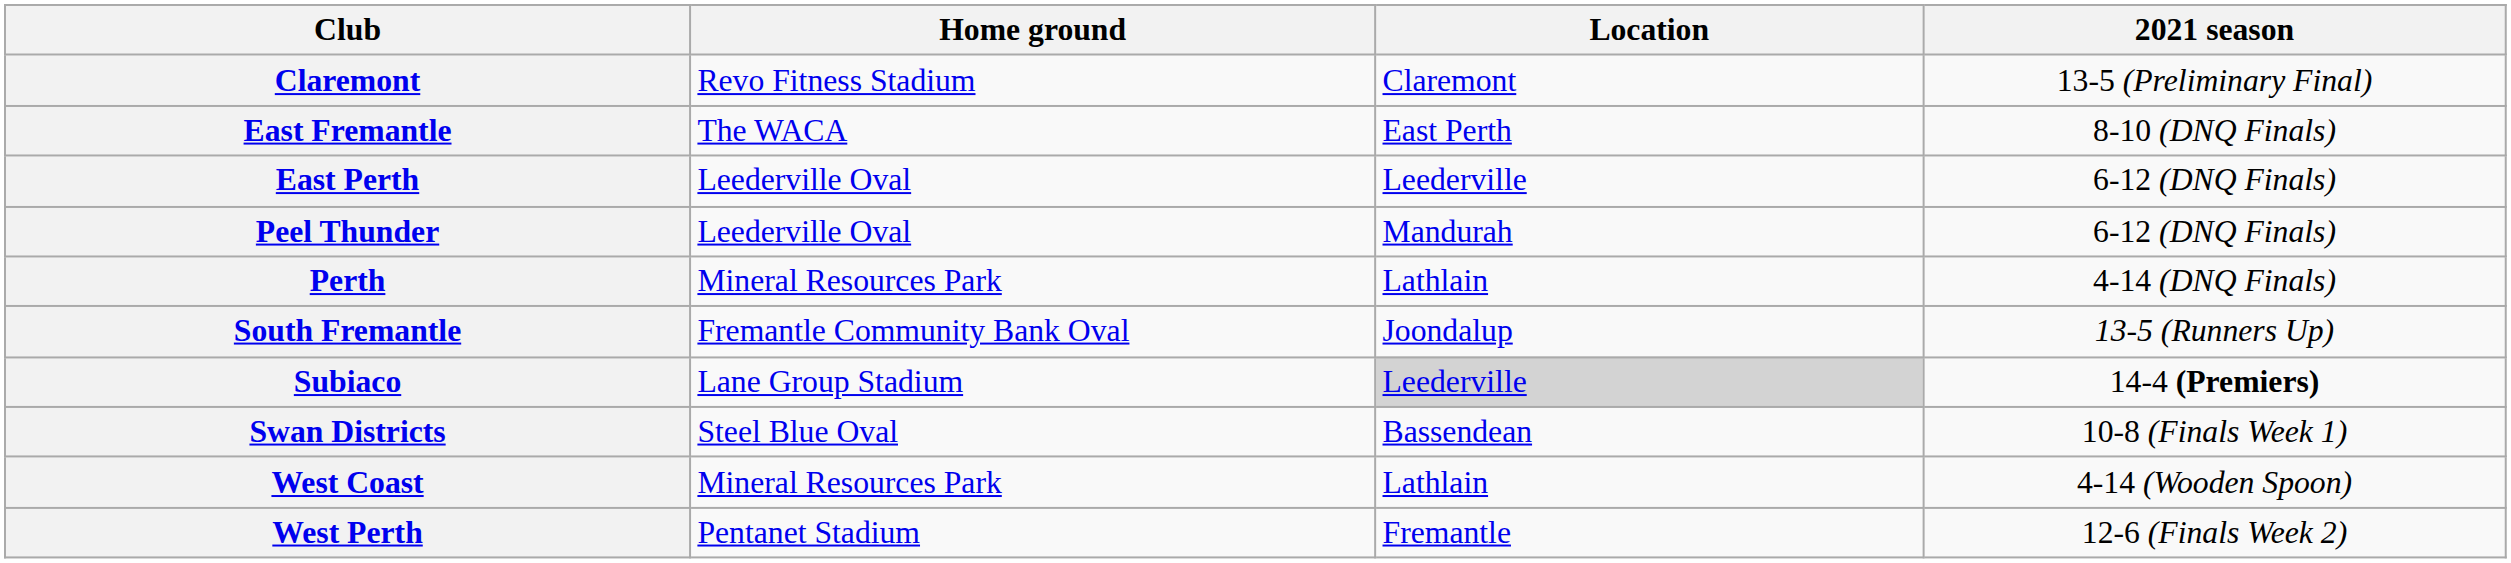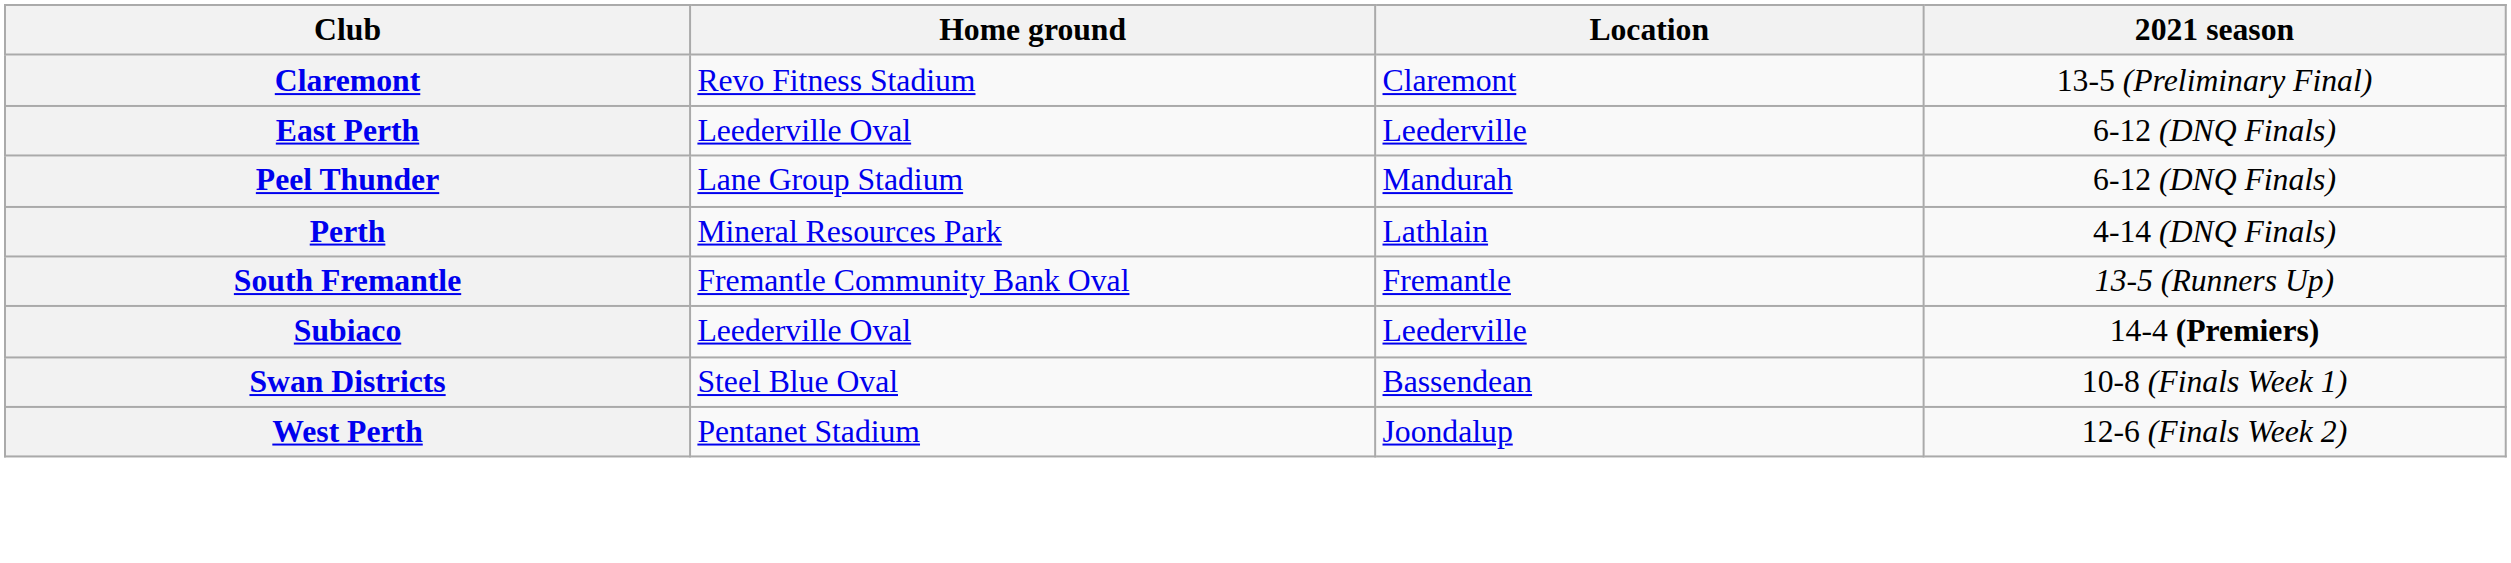- row: (348, 130)
(804, 230) Leederville Oval -> (830, 180) Lane Group Stadium
(1448, 331) Joondalup -> (1447, 280) Fremantle
(830, 381) Lane Group Stadium -> (804, 331) Leederville Oval
(1455, 381) lightgrey background -> (1455, 331) no background
- row: (348, 481)
(1447, 532) Fremantle -> (1448, 431) Joondalup
